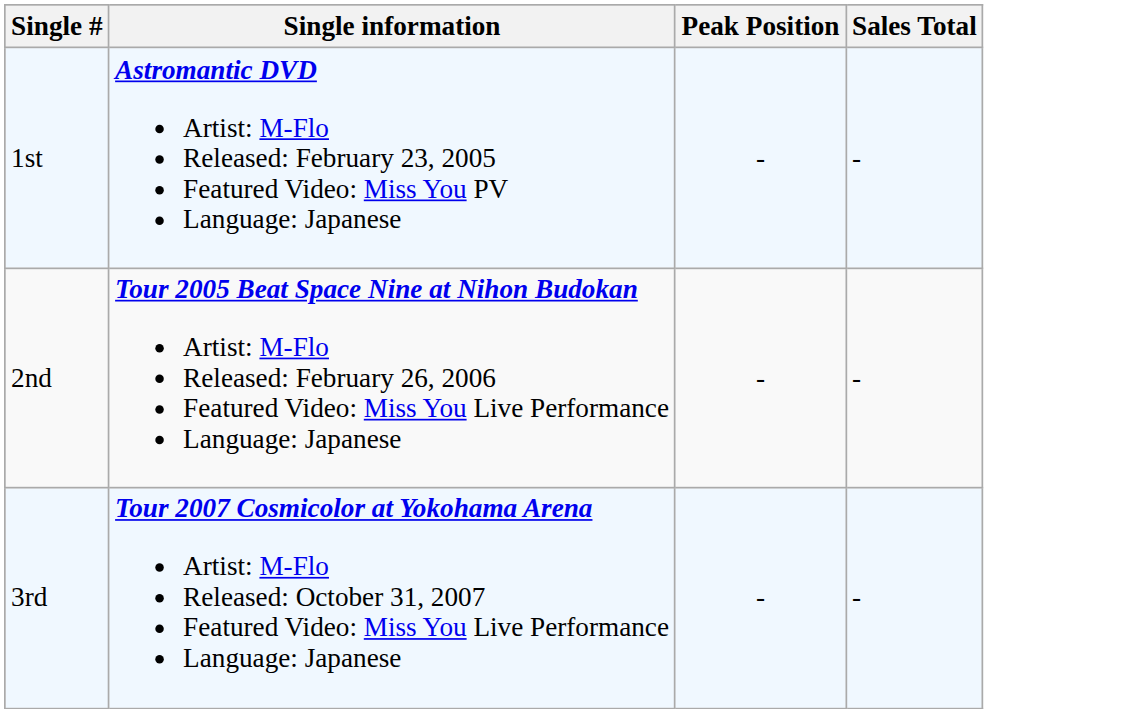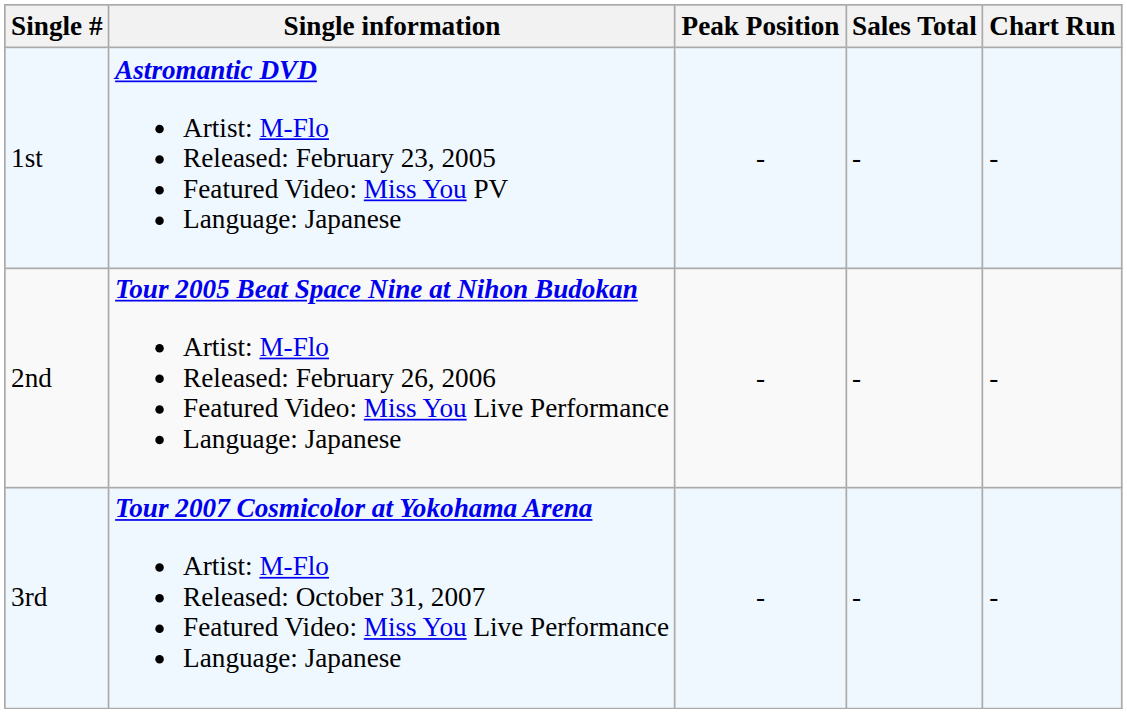+ column: (1052, 26)
